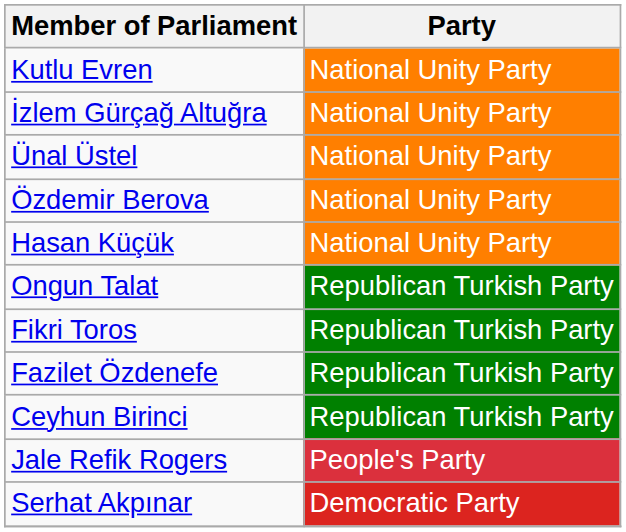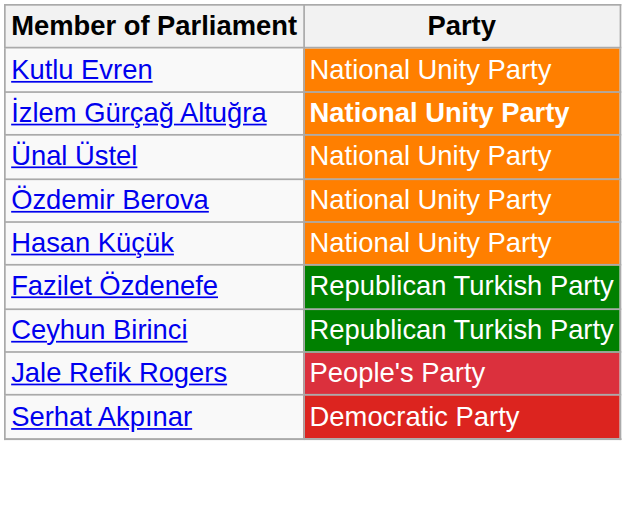(430, 112) normal -> (440, 112) bold
- row: (85, 286)
- row: (74, 329)
